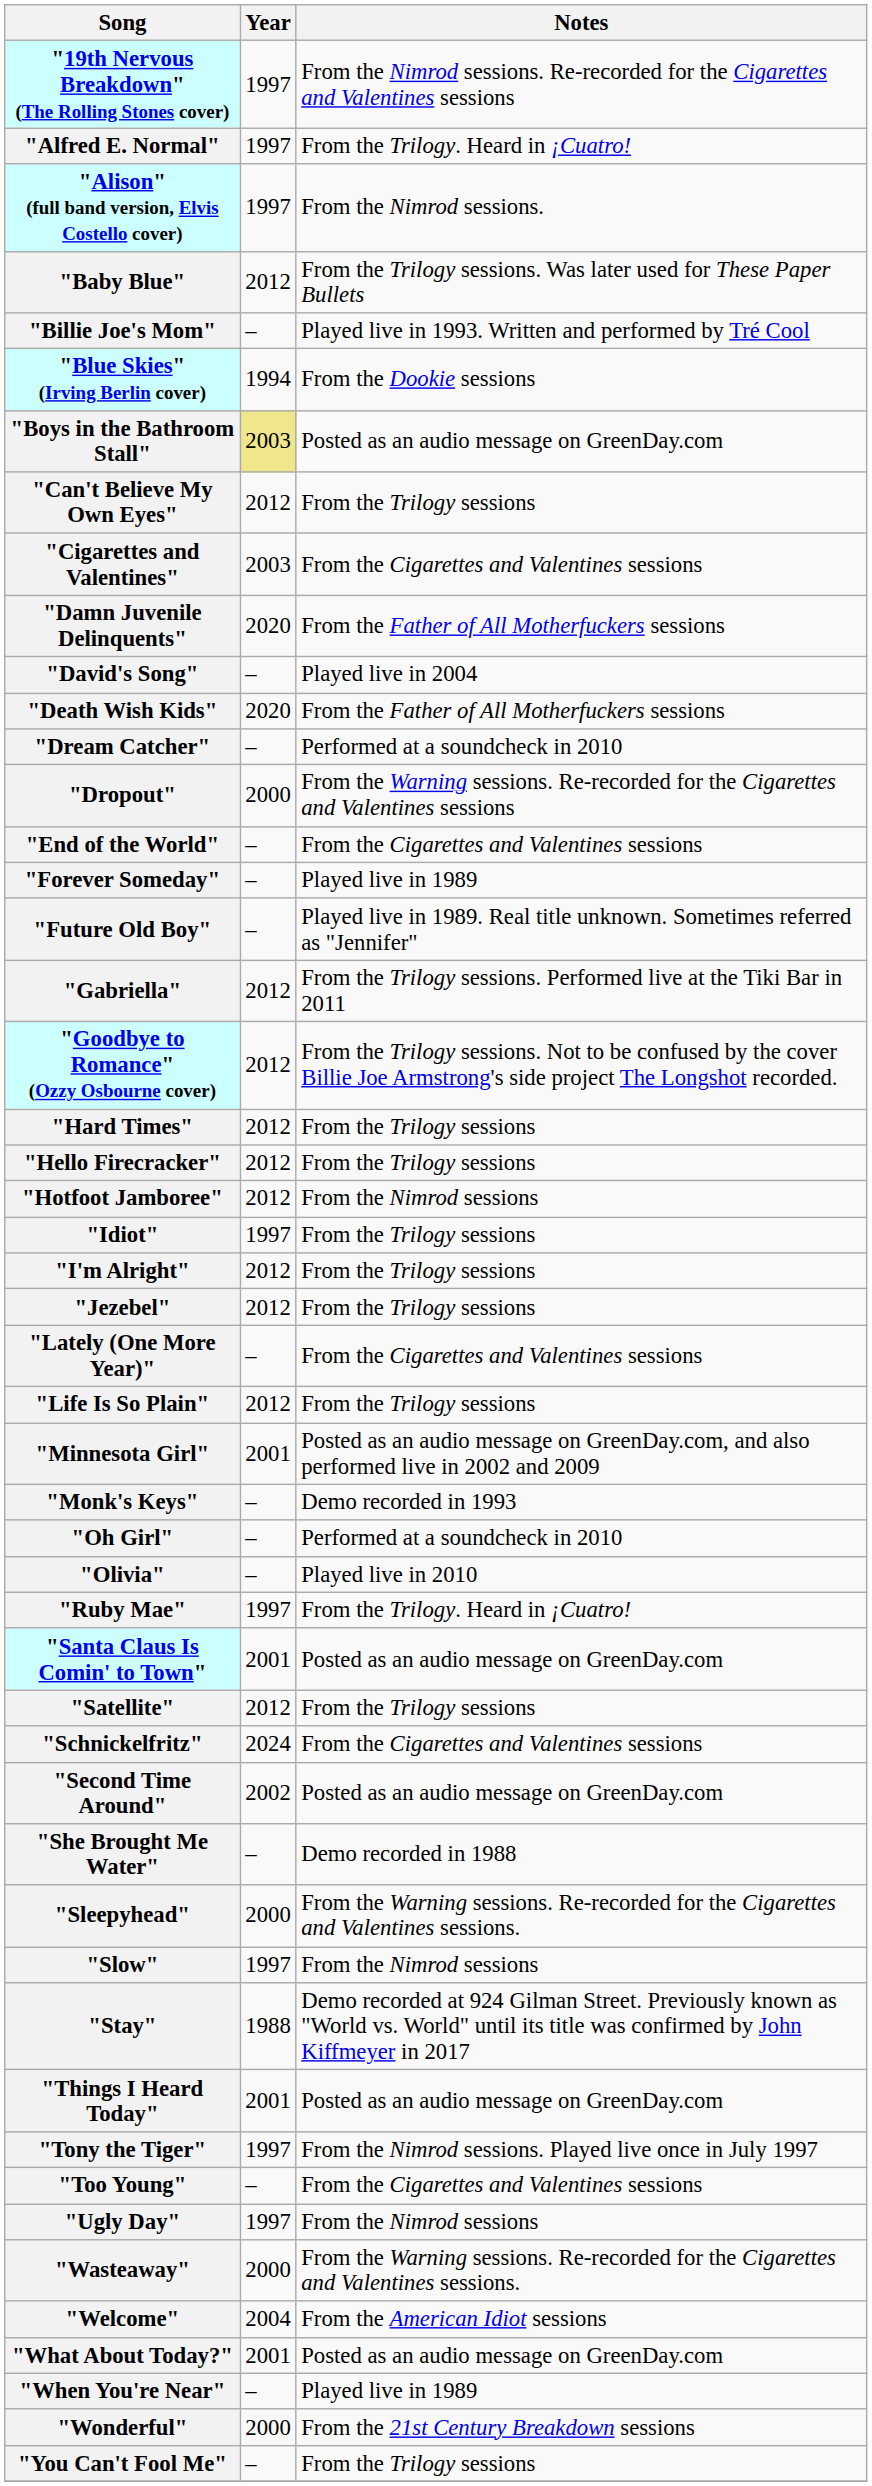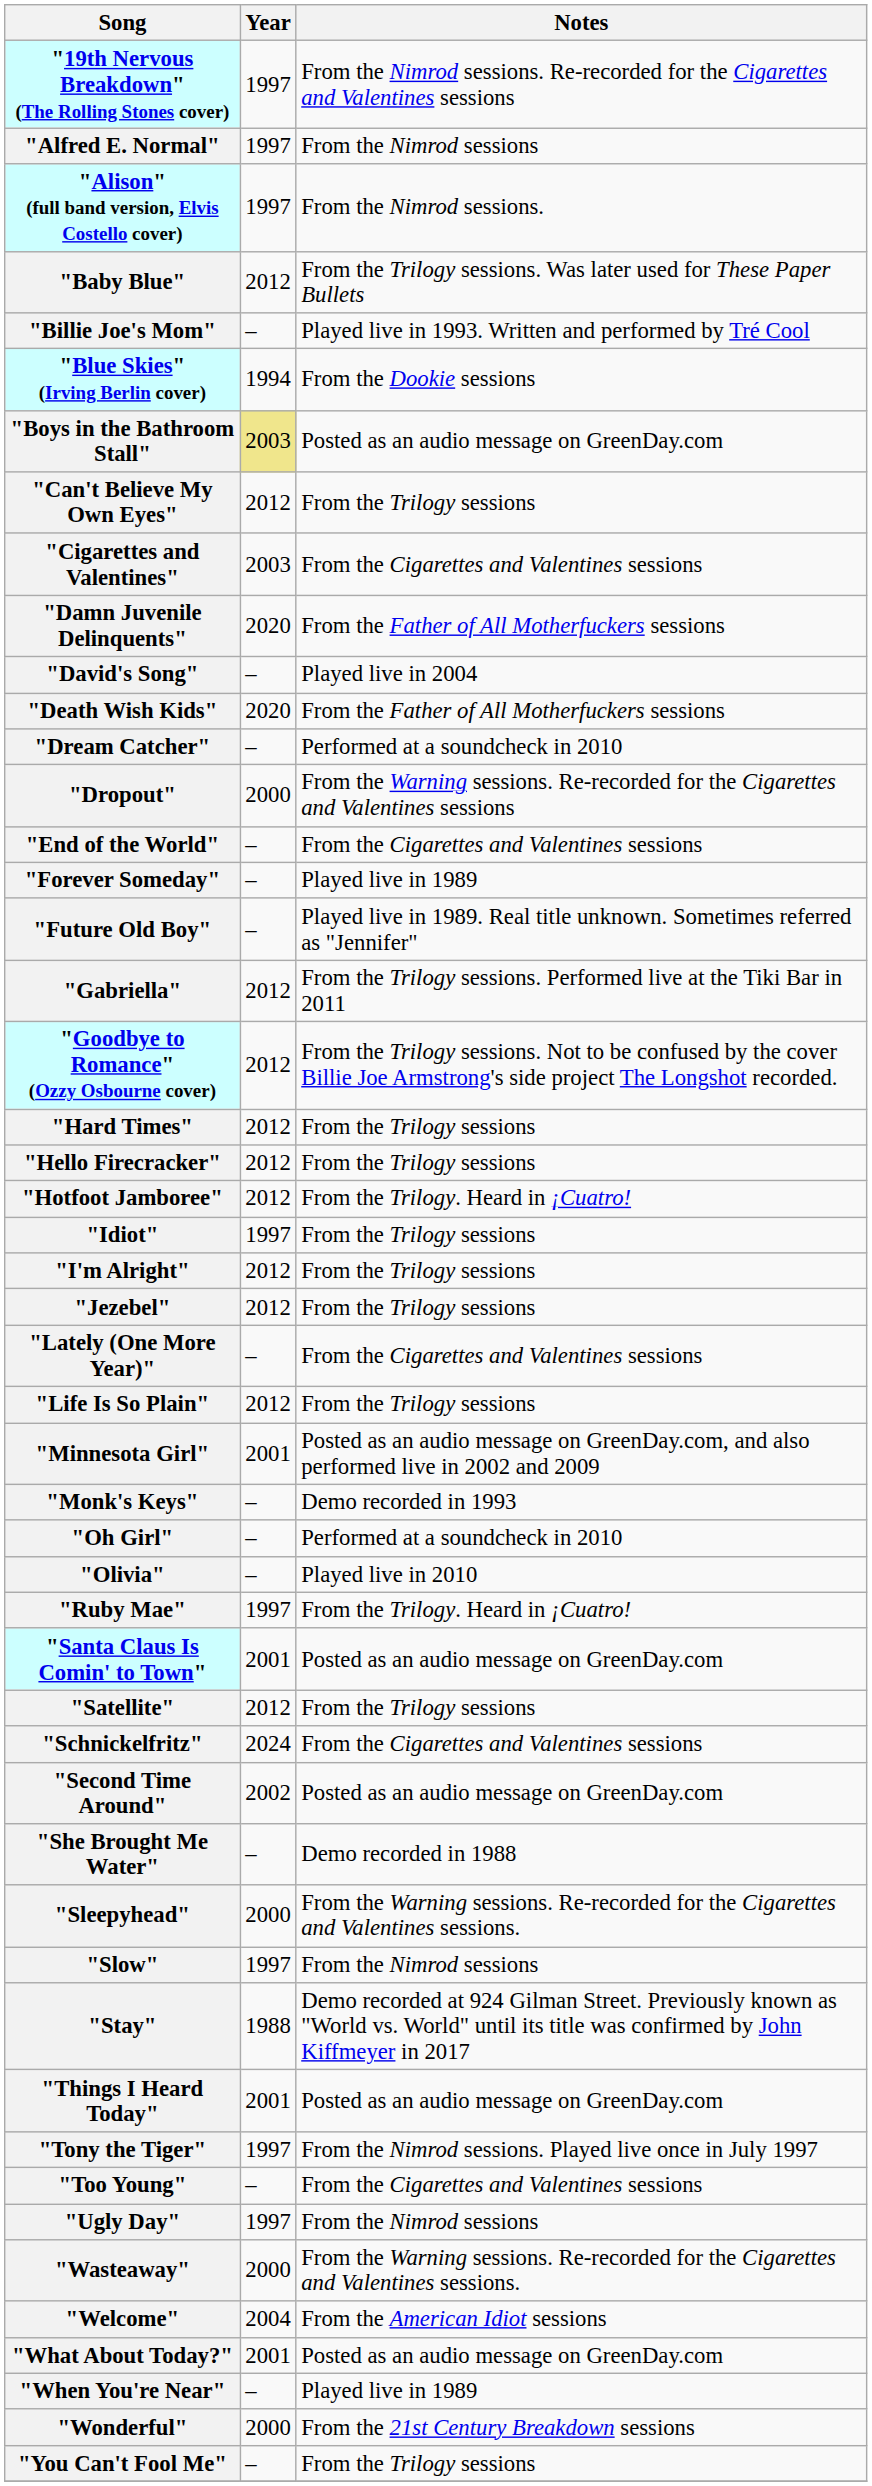(466, 145) From the Trilogy. Heard in ¡Cuatro! -> (420, 145) From the Nimrod sessions
(420, 1198) From the Nimrod sessions -> (466, 1198) From the Trilogy. Heard in ¡Cuatro!
